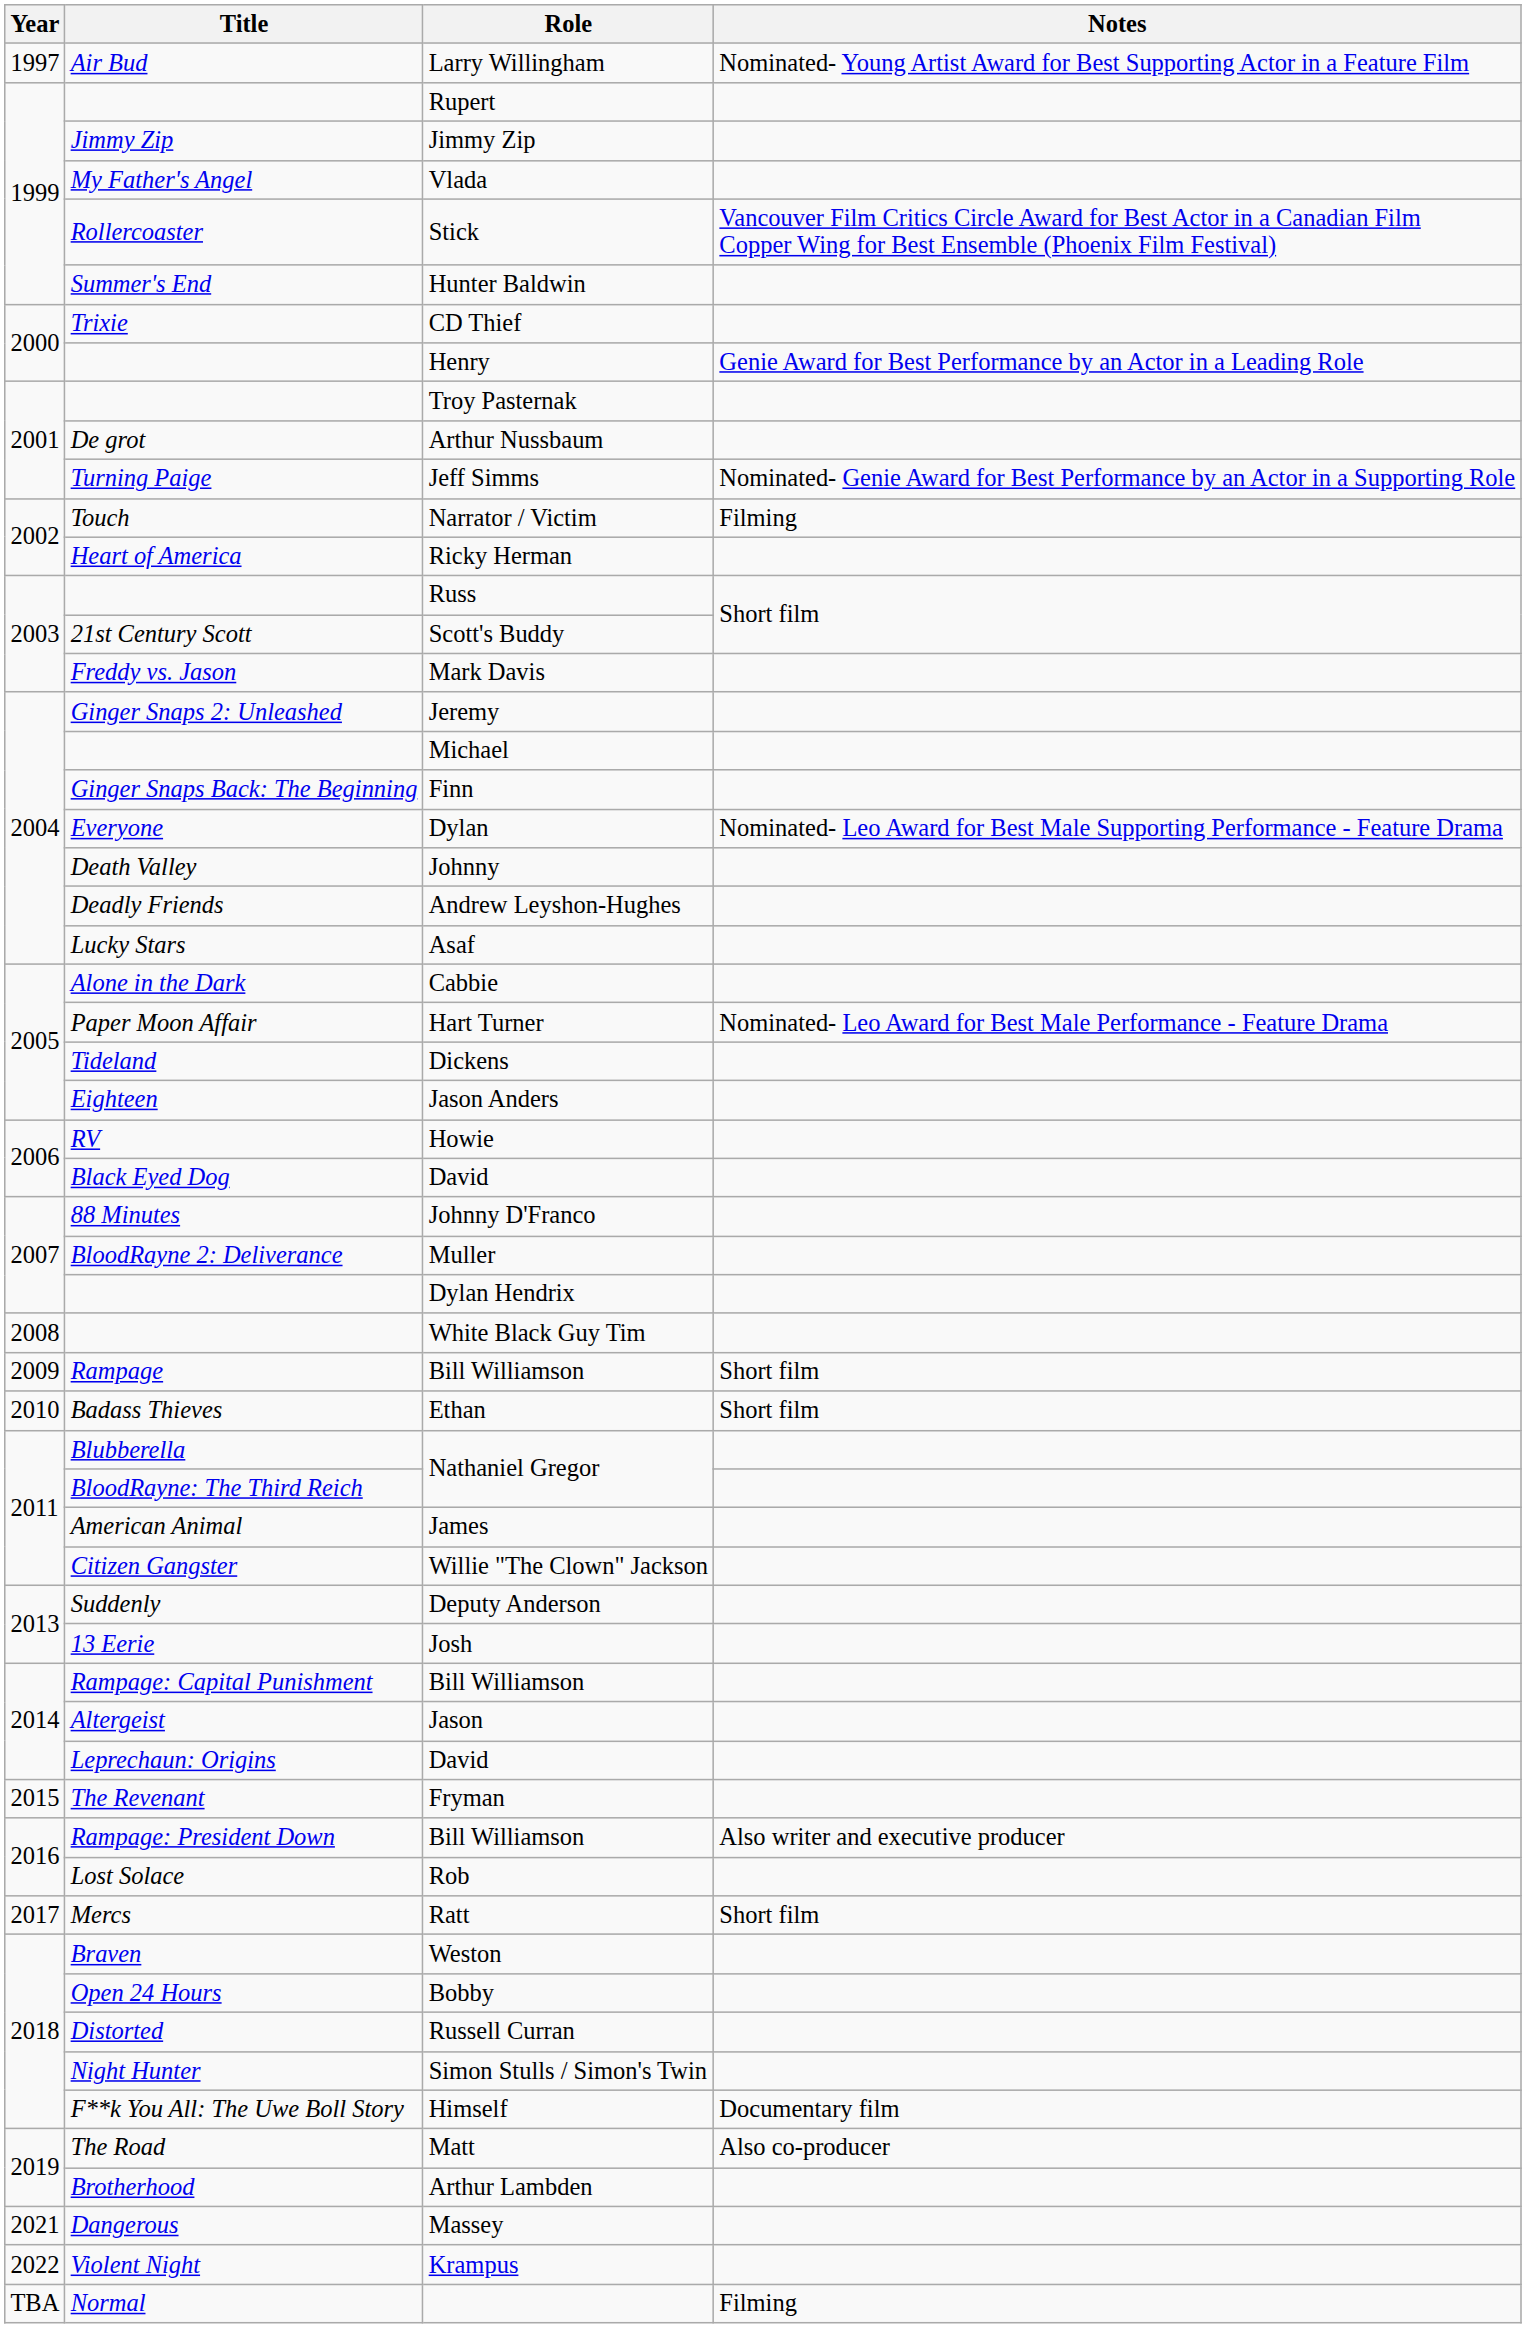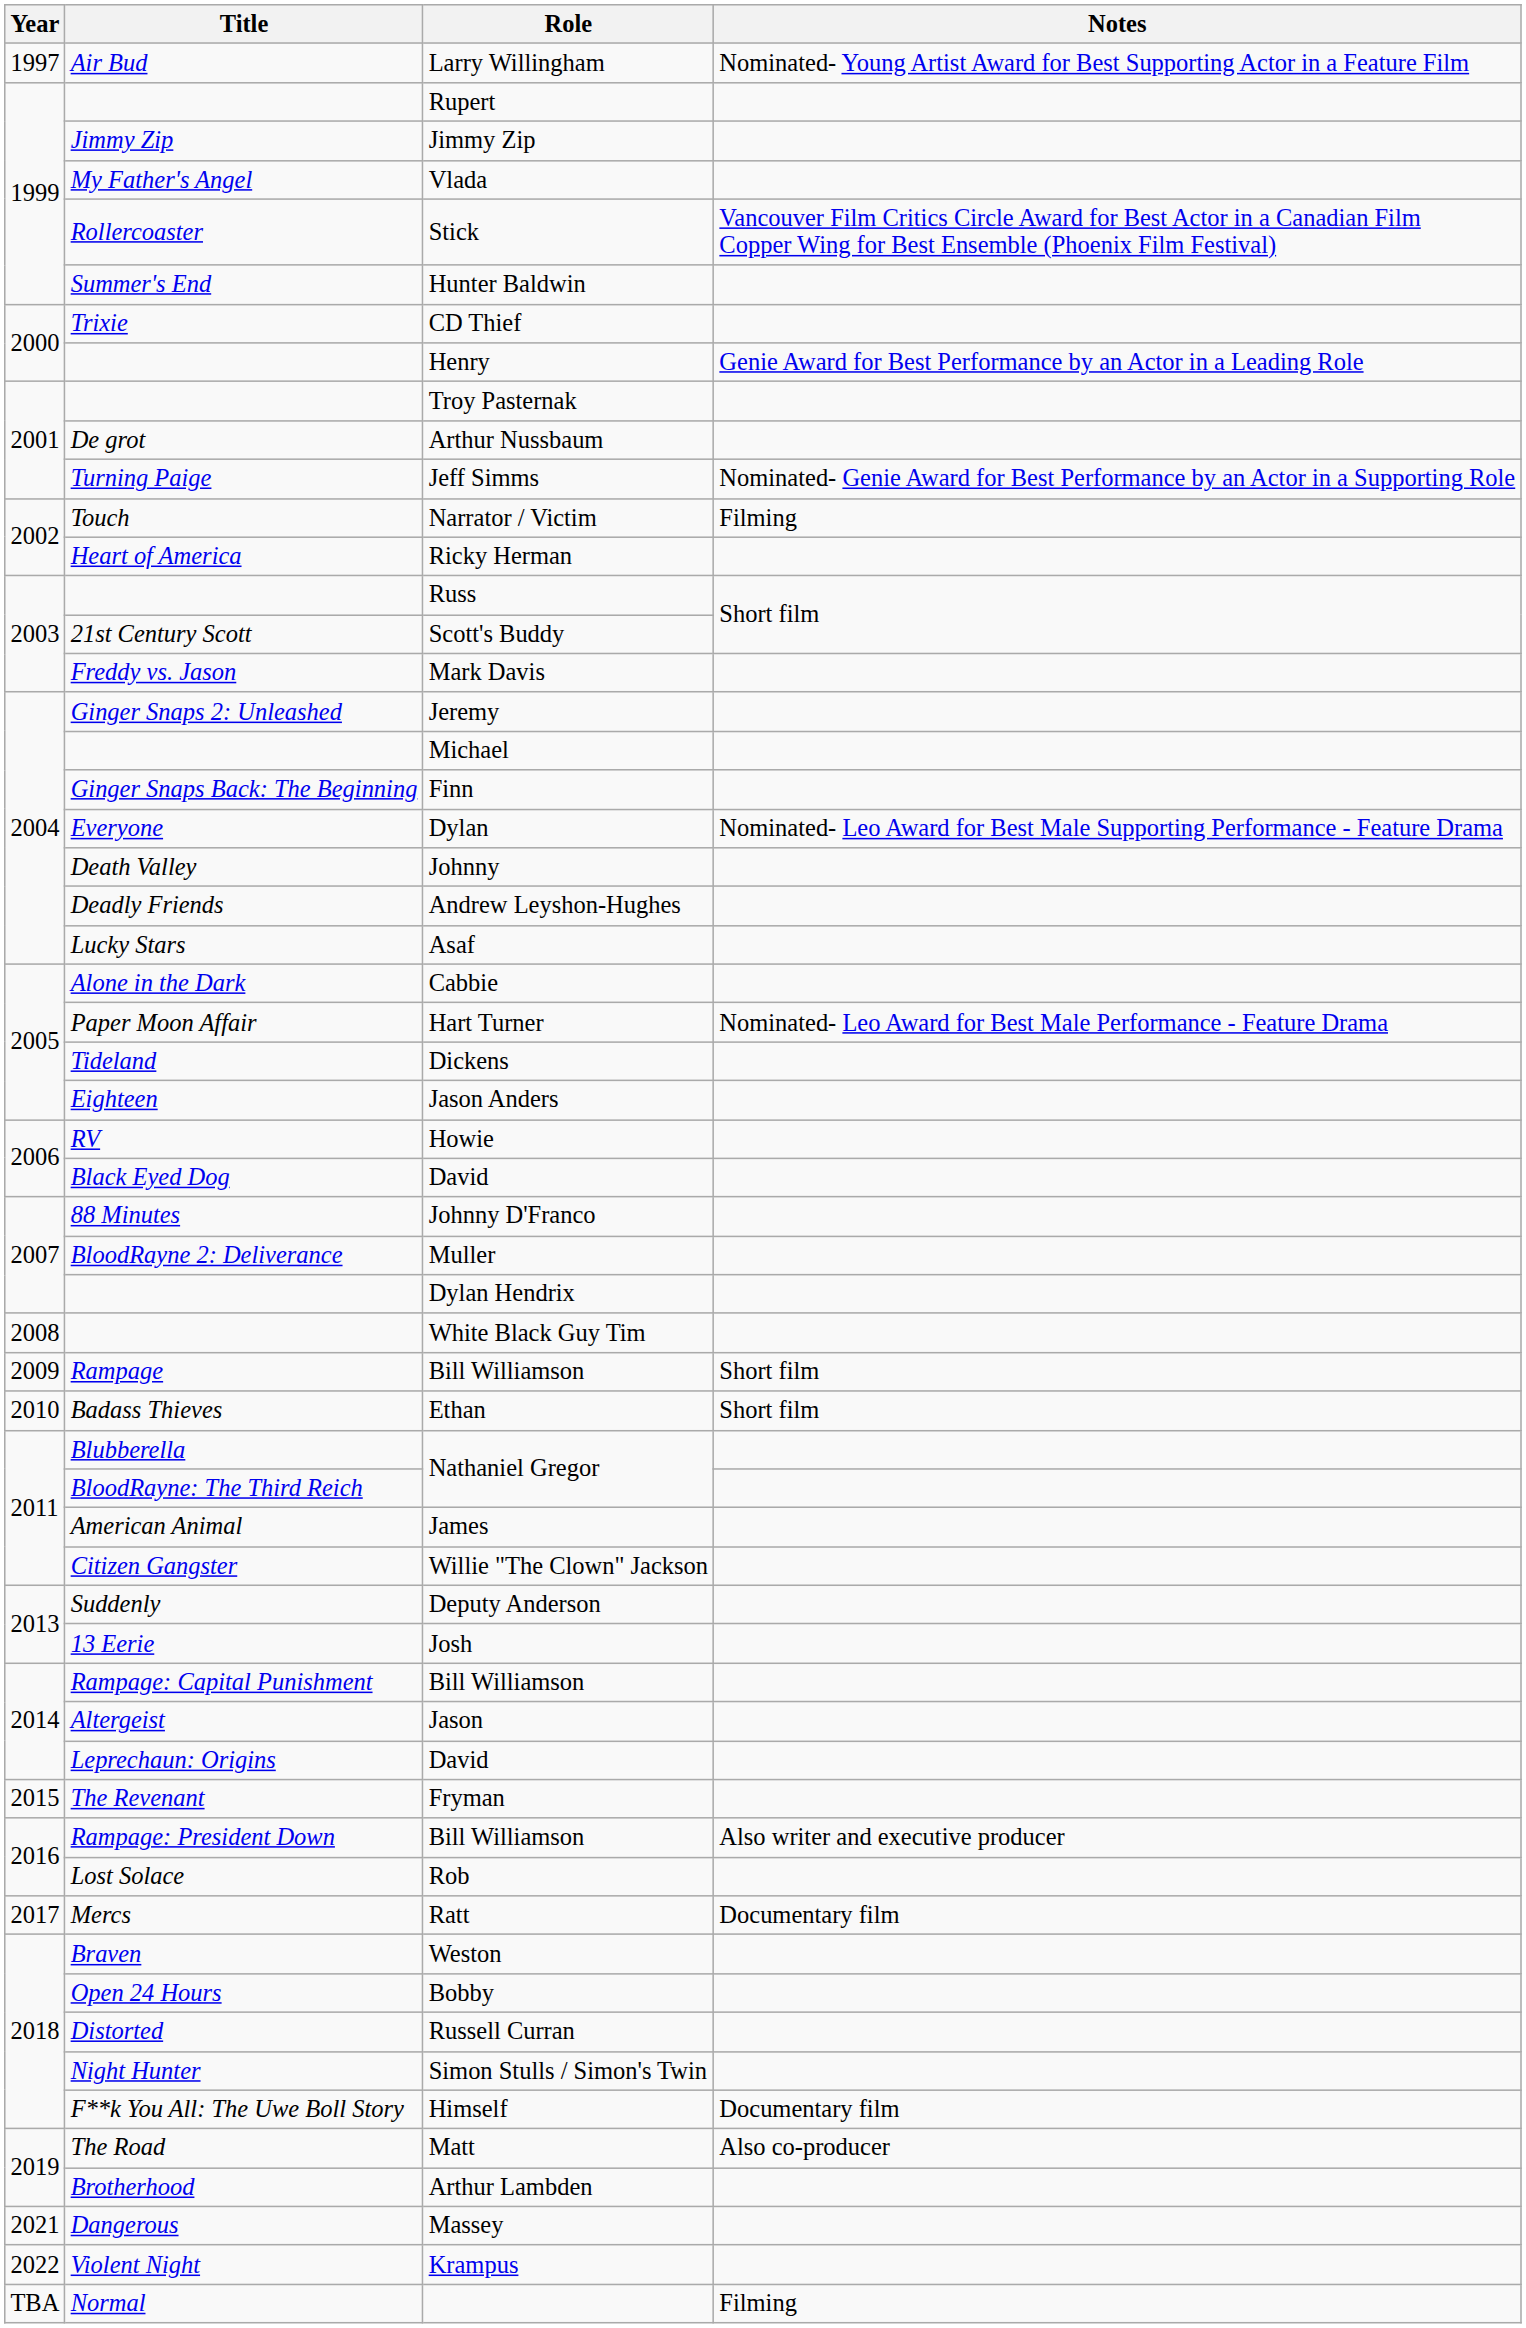(769, 1914) Short film -> (809, 1914) Documentary film
